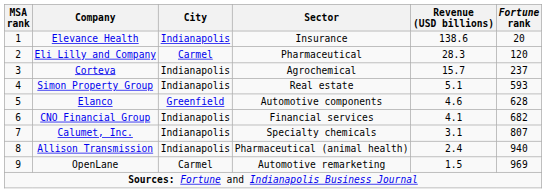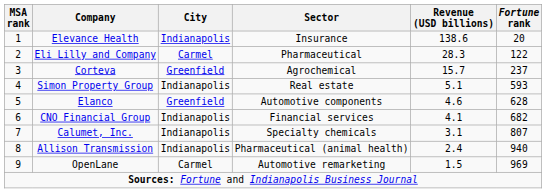(519, 55) 120 -> (519, 55) 122
(195, 70) Indianapolis -> (195, 70) Greenfield
